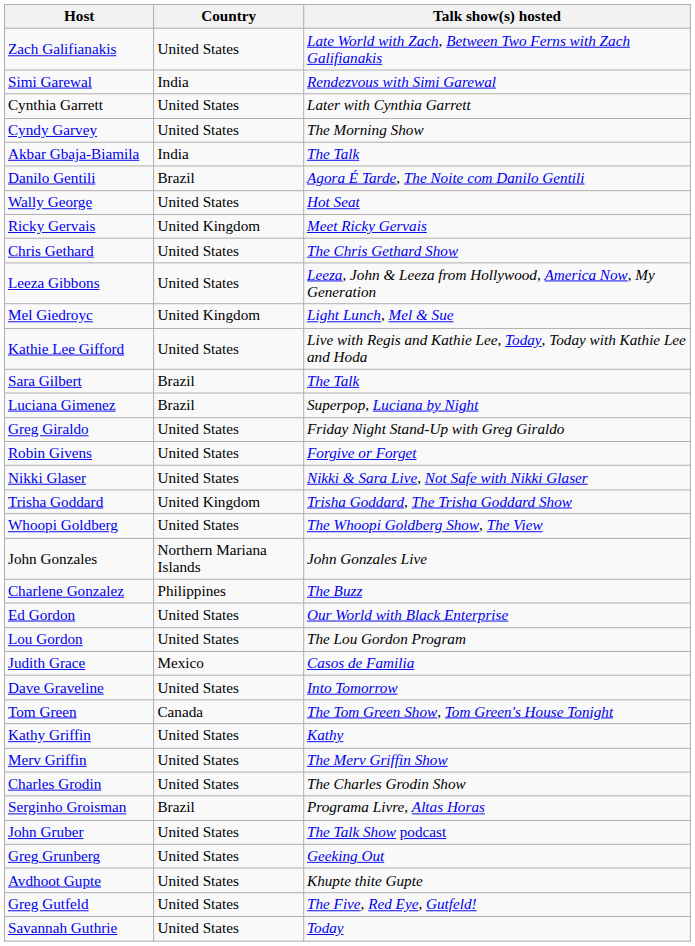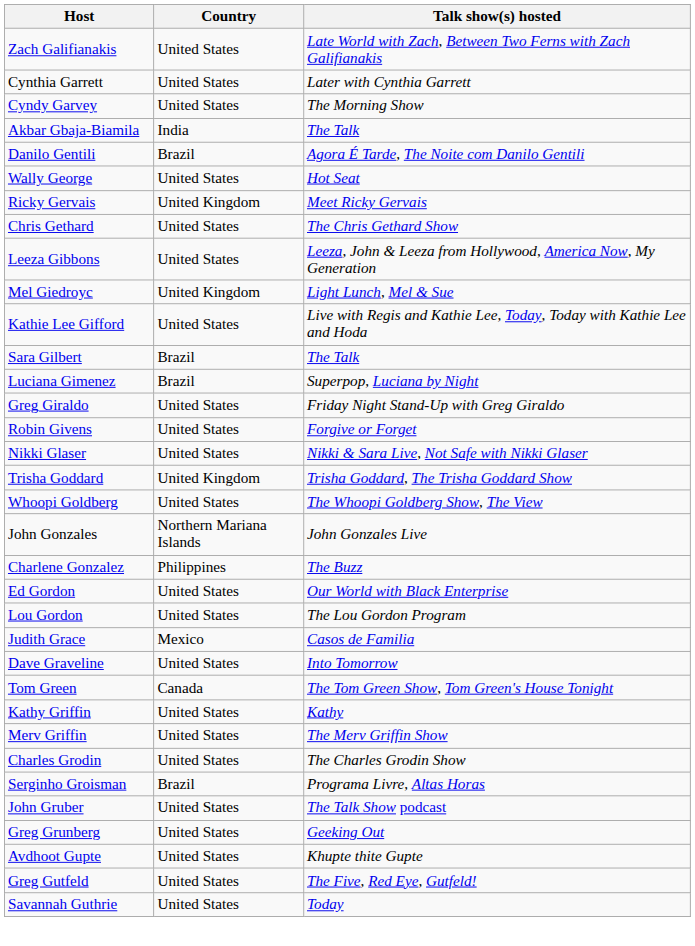- row: (50, 81)
